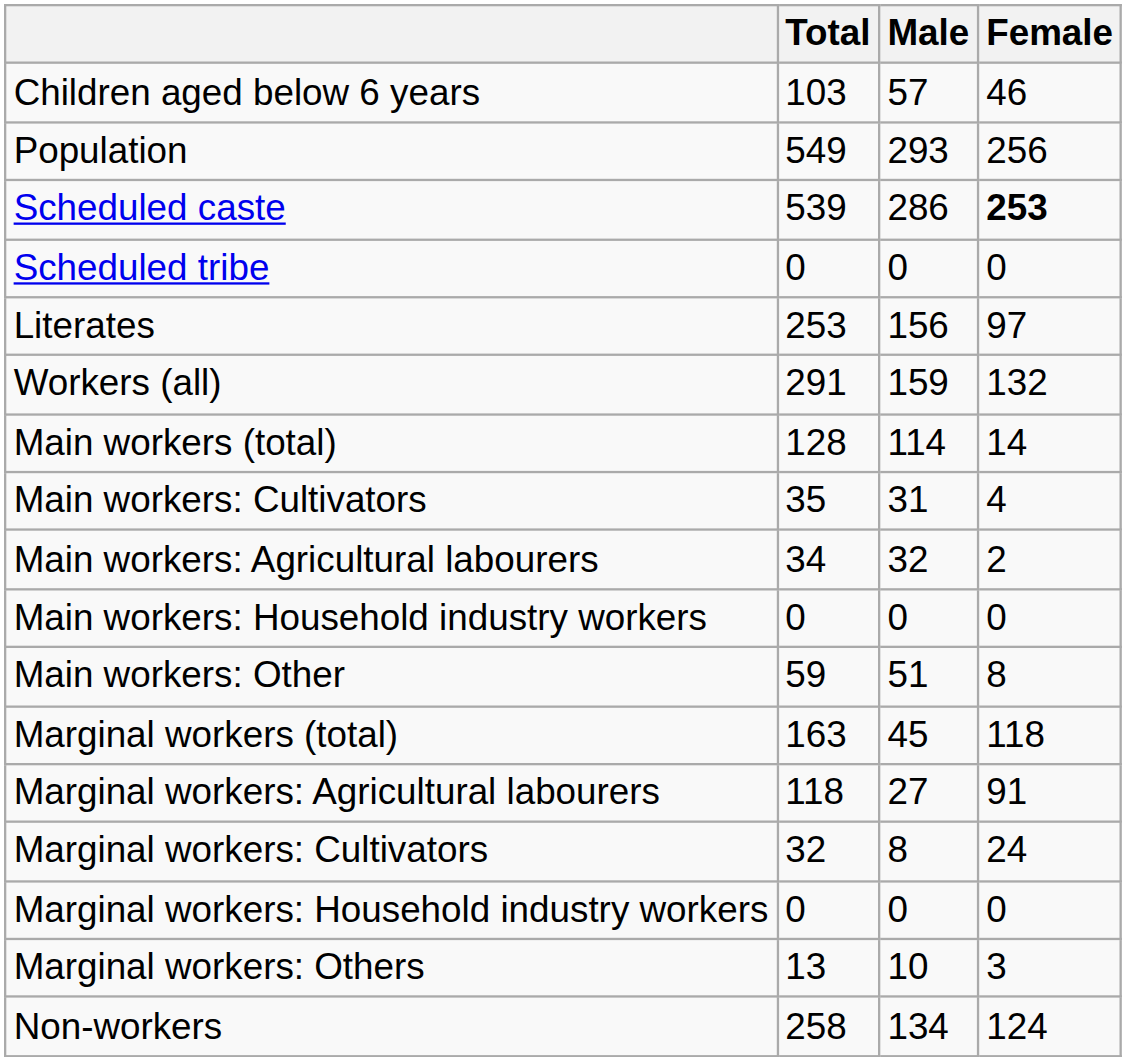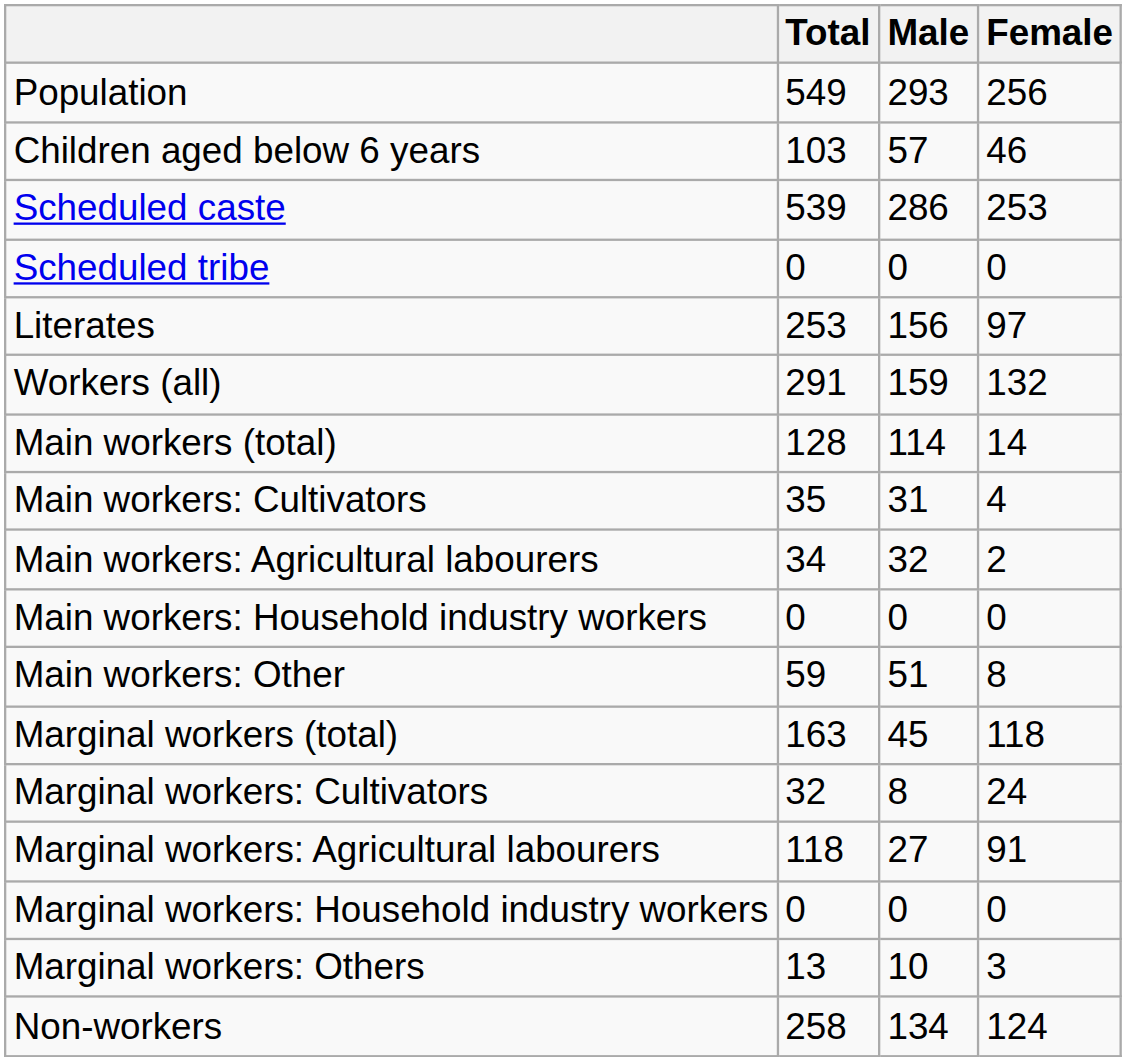rows swapped: (101, 150) <-> (247, 92)
(1017, 208) bold -> (1017, 208) normal
rows swapped: (251, 850) <-> (337, 792)
